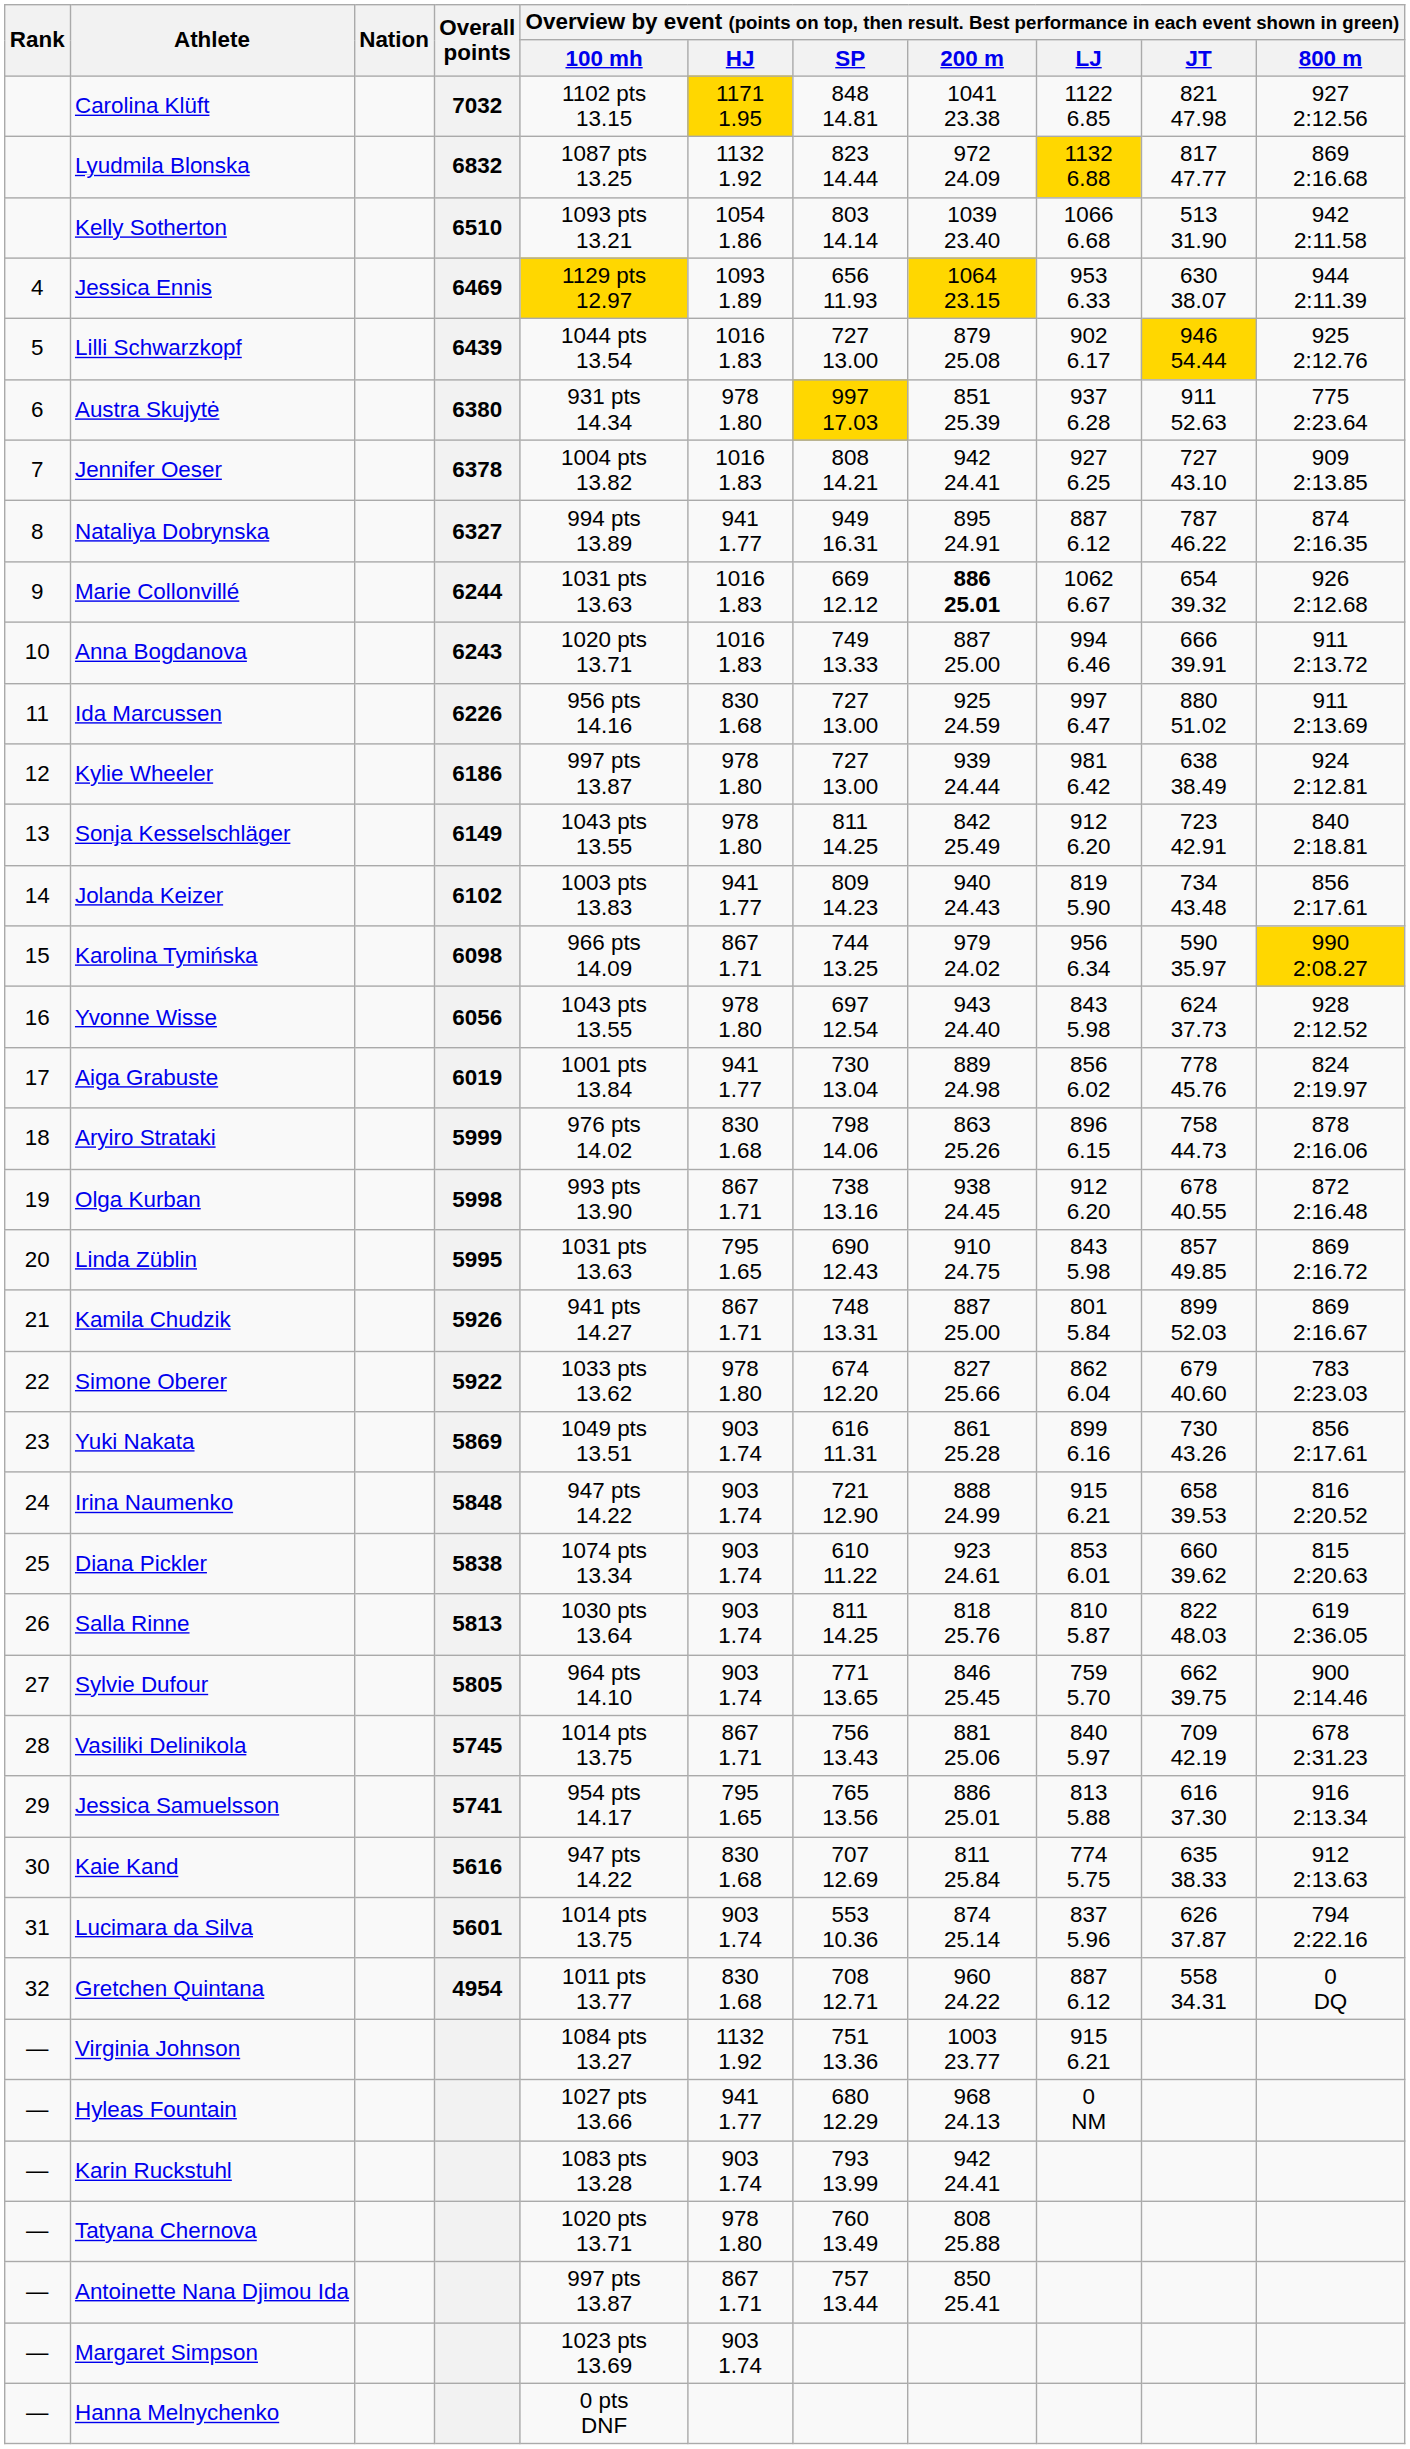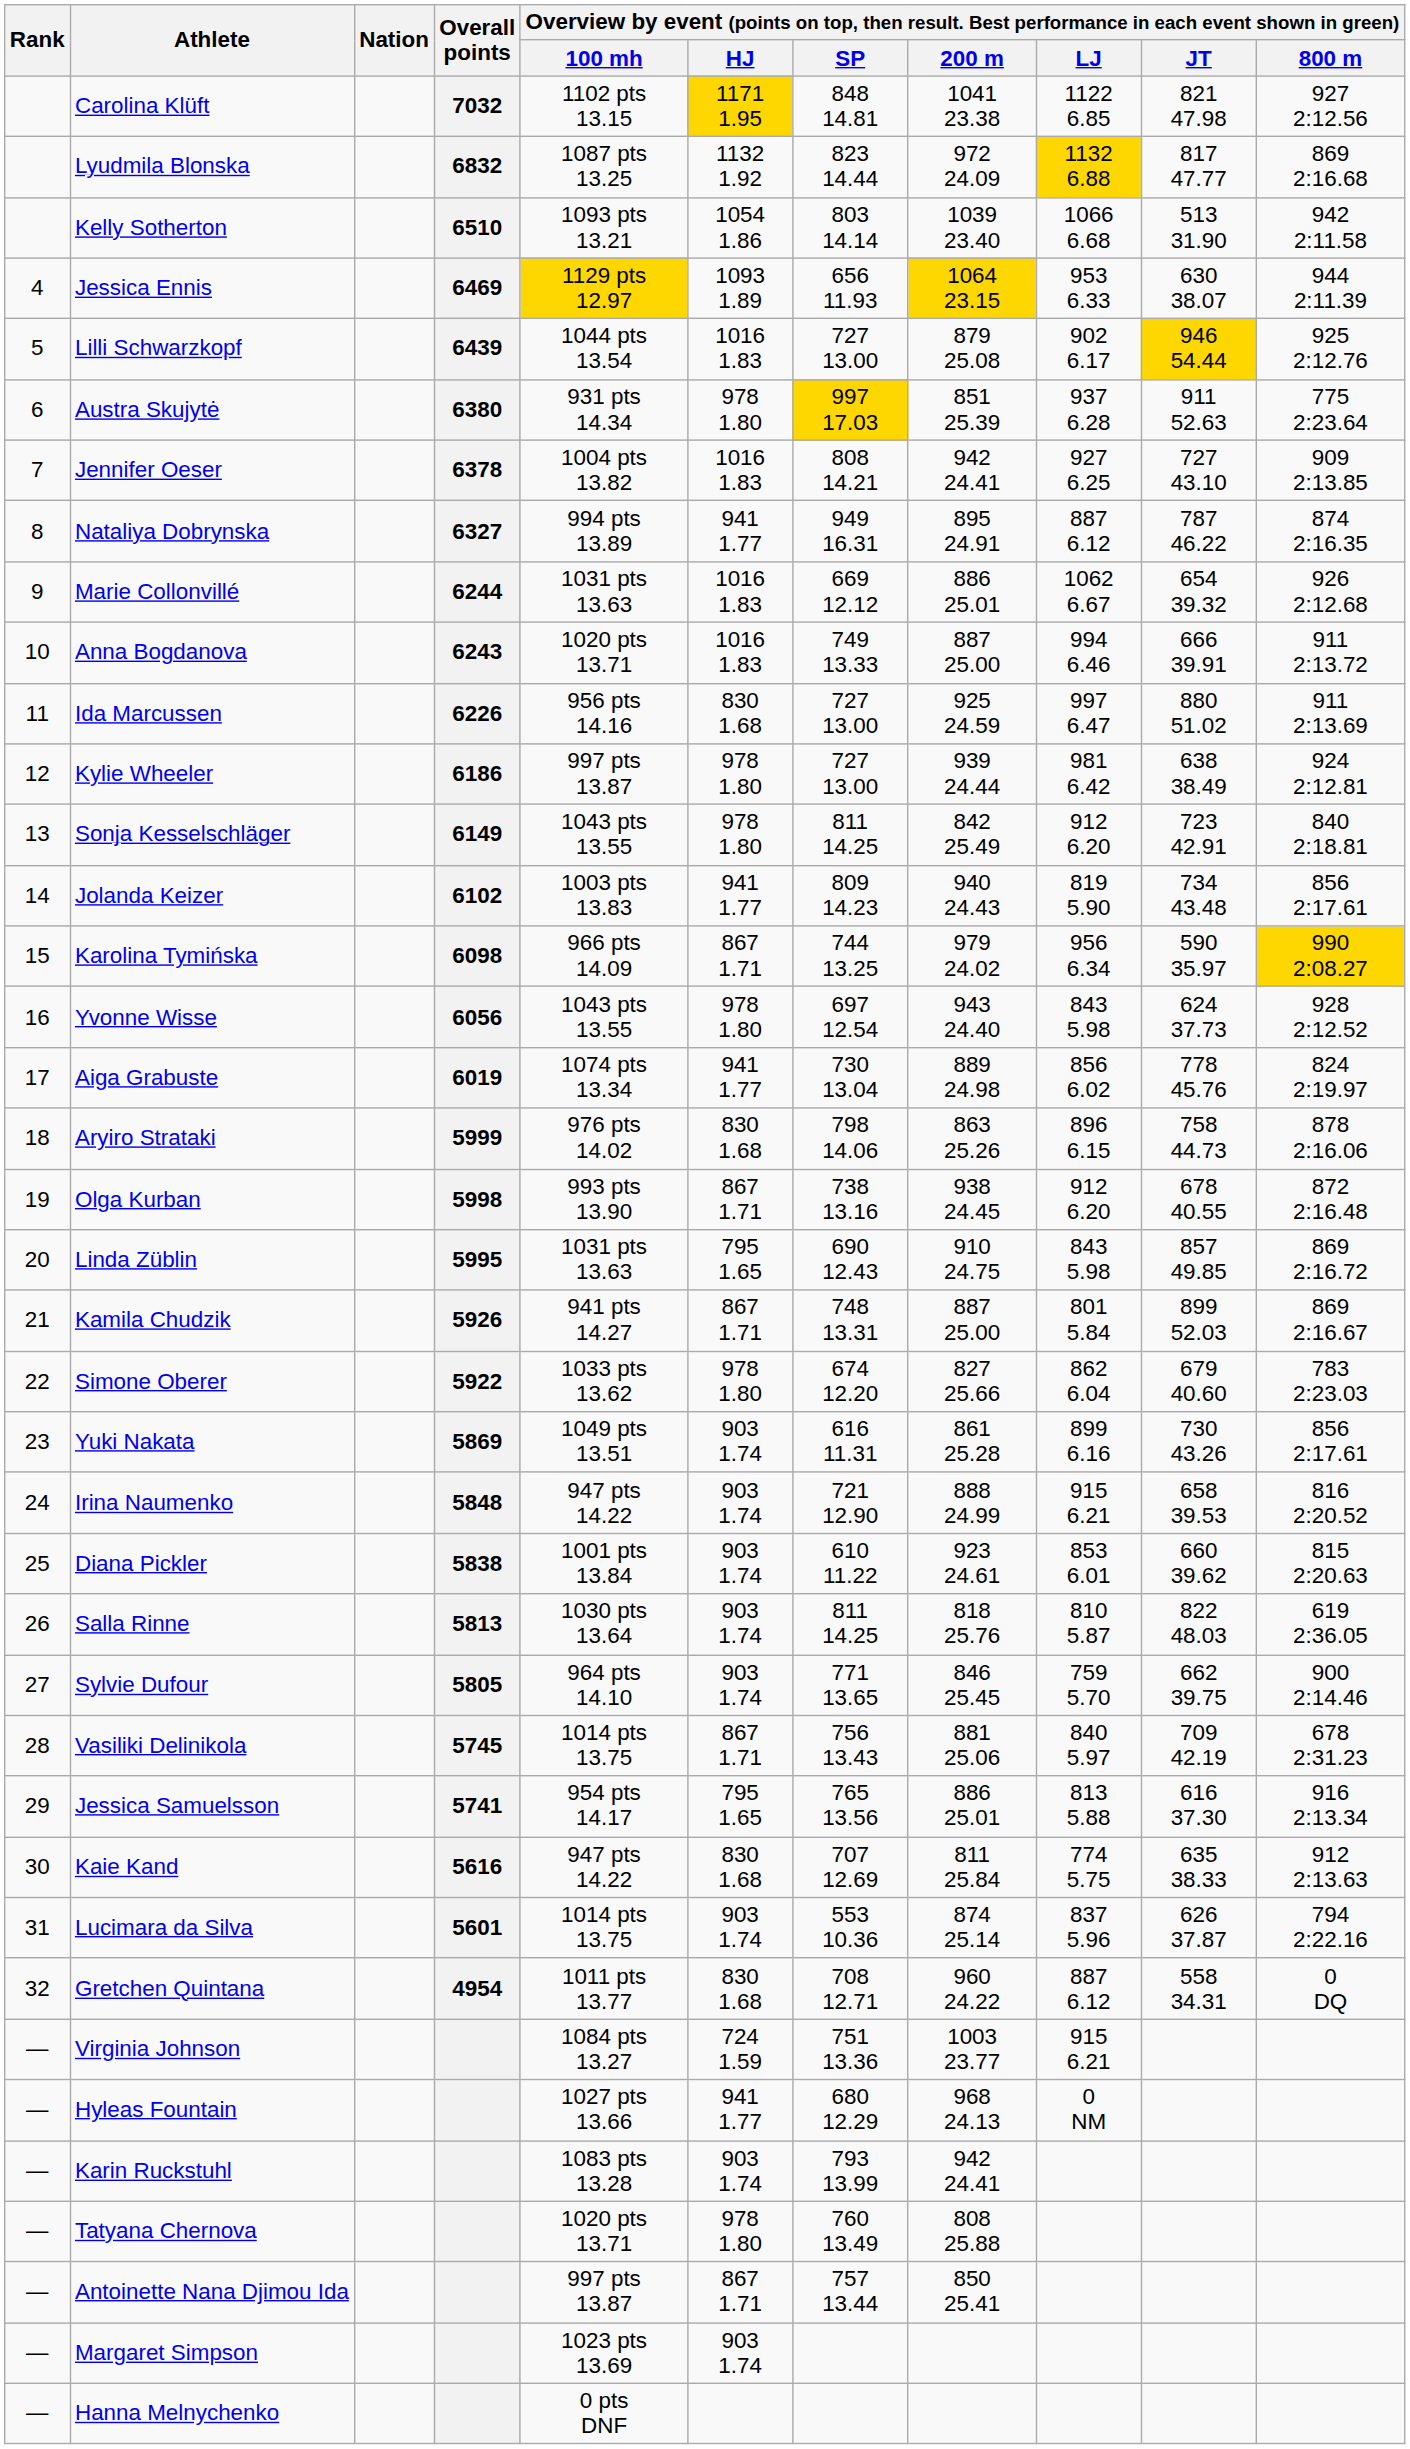(972, 591) bold -> (972, 591) normal
(604, 1077) 1001 pts 13.84 -> (604, 1077) 1074 pts 13.34
(604, 1563) 1074 pts 13.34 -> (604, 1563) 1001 pts 13.84
(740, 2049) 1132 1.92 -> (740, 2049) 724 1.59
